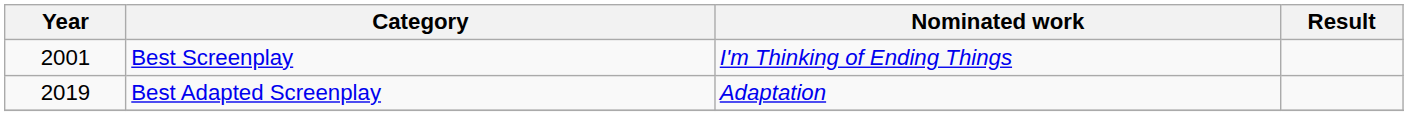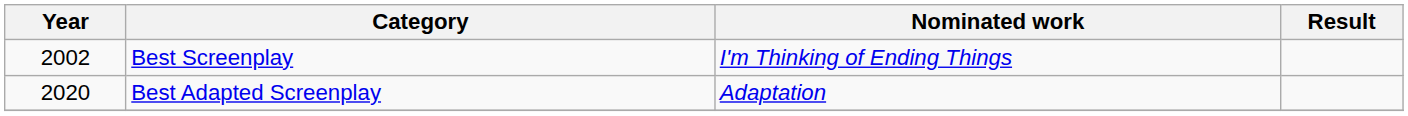(65, 57) 2001 -> (65, 57) 2002
(65, 92) 2019 -> (65, 92) 2020
